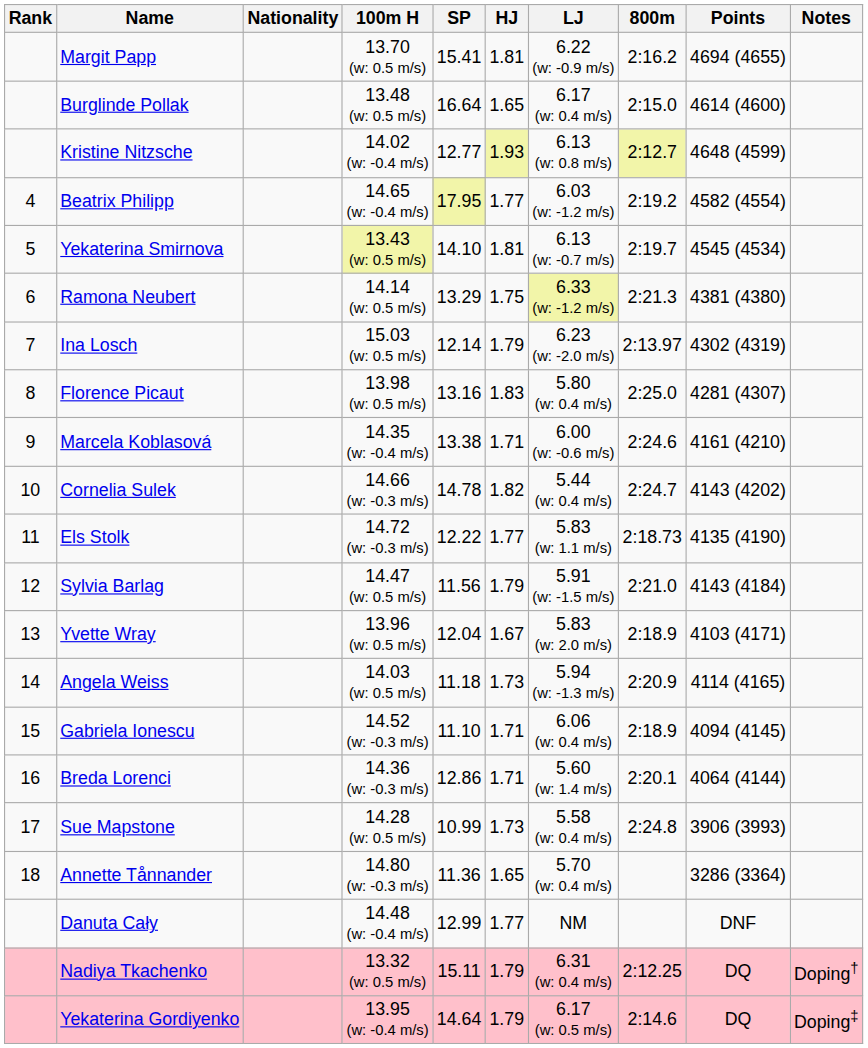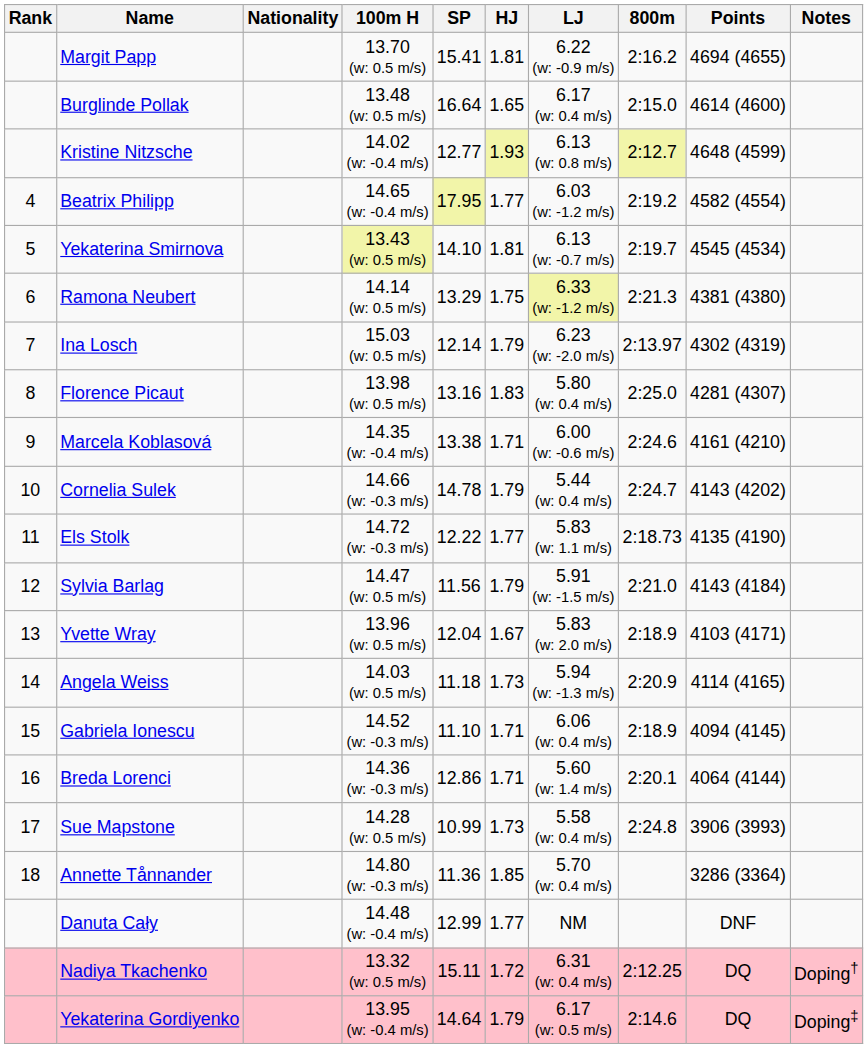(507, 490) 1.82 -> (507, 490) 1.79
(507, 875) 1.65 -> (507, 875) 1.85
(507, 971) 1.79 -> (507, 971) 1.72
